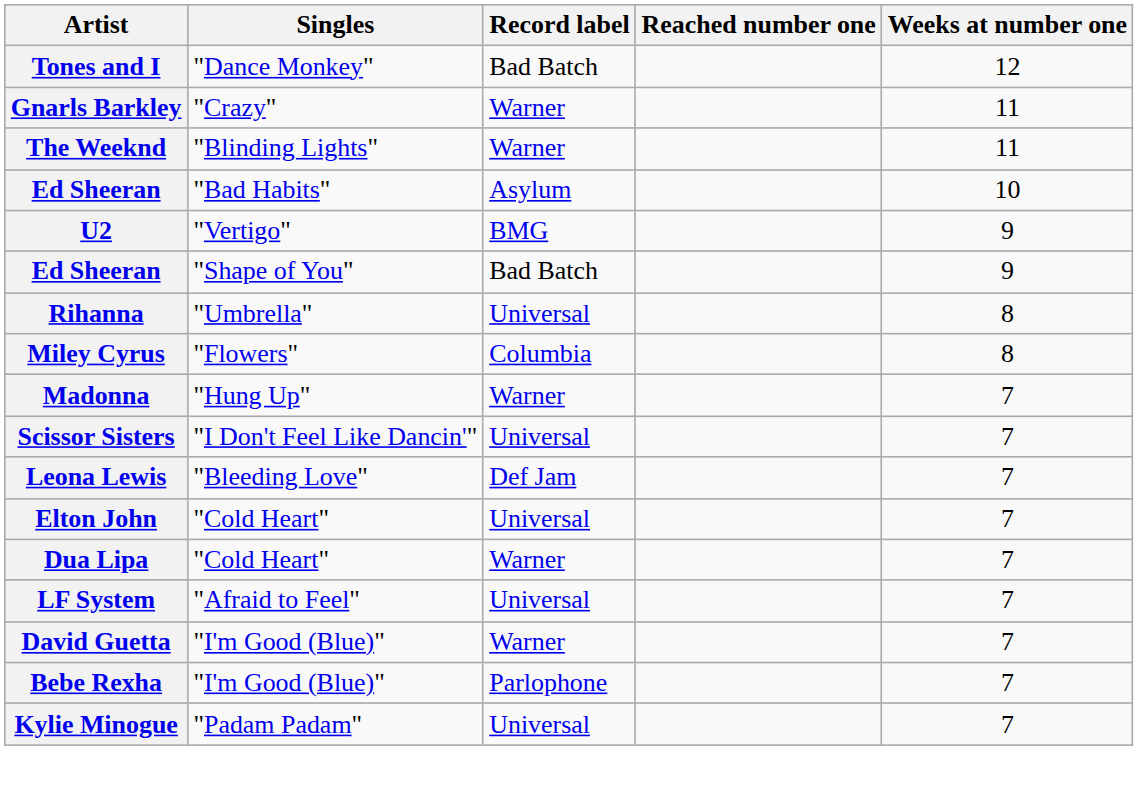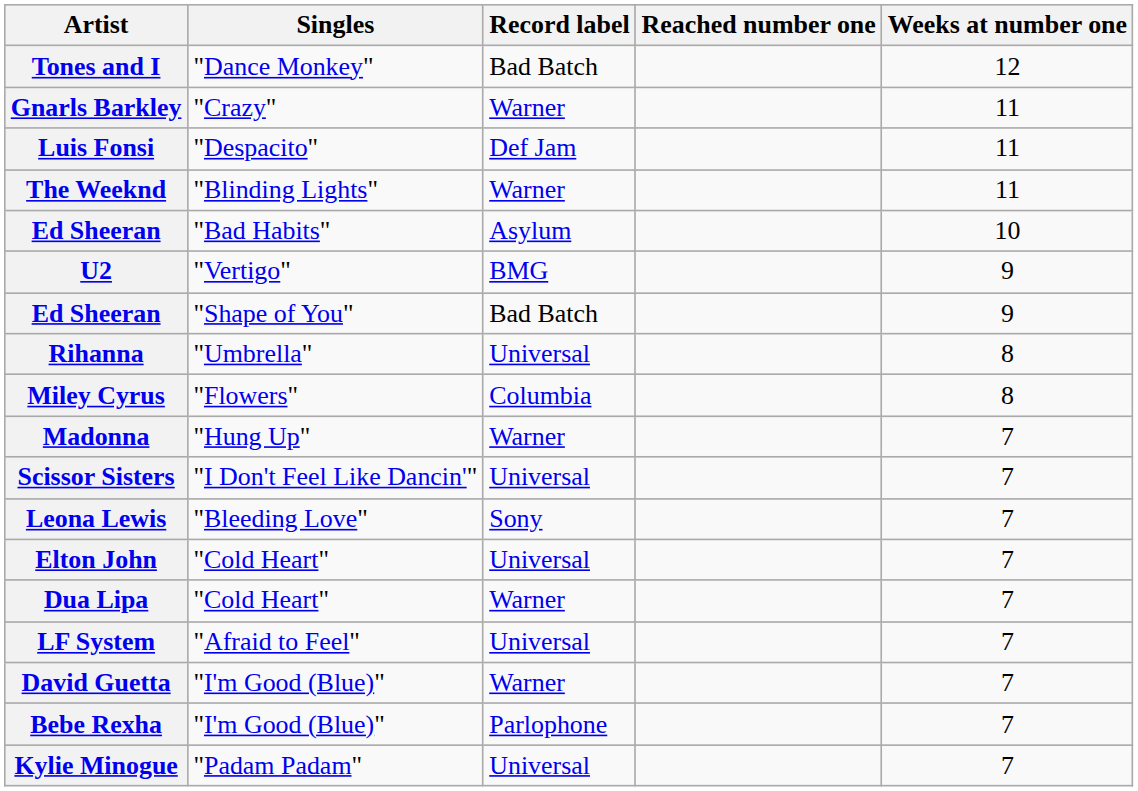+ row: (96, 148)
(533, 477) Def Jam -> (516, 518) Sony
